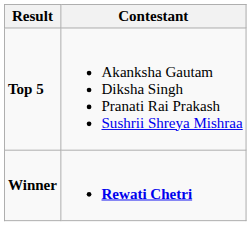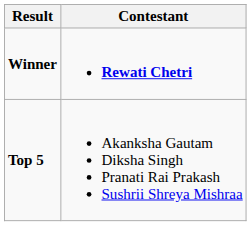rows swapped: (32, 185) <-> (26, 89)
